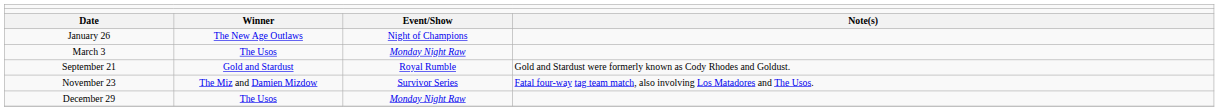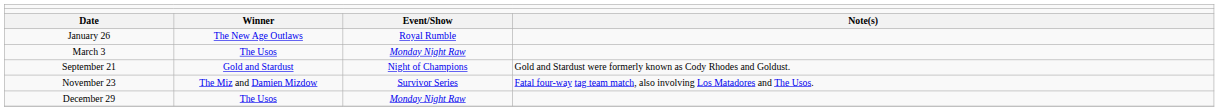(428, 36) Night of Champions -> (428, 36) Royal Rumble
(428, 67) Royal Rumble -> (428, 67) Night of Champions
